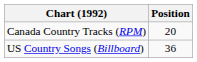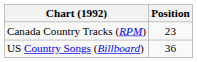(170, 31) 20 -> (170, 31) 23
